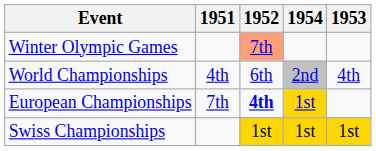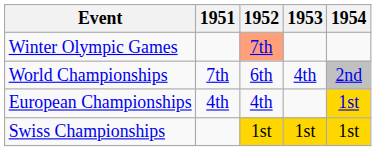columns swapped: (349, 18) <-> (305, 18)
(218, 74) 4th -> (218, 74) 7th
(218, 103) 7th -> (218, 103) 4th
(261, 103) bold -> (261, 103) normal
